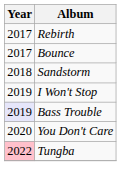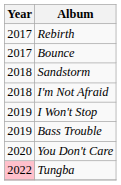+ row: (73, 92)
(20, 111) lavender background -> (20, 131) no background
